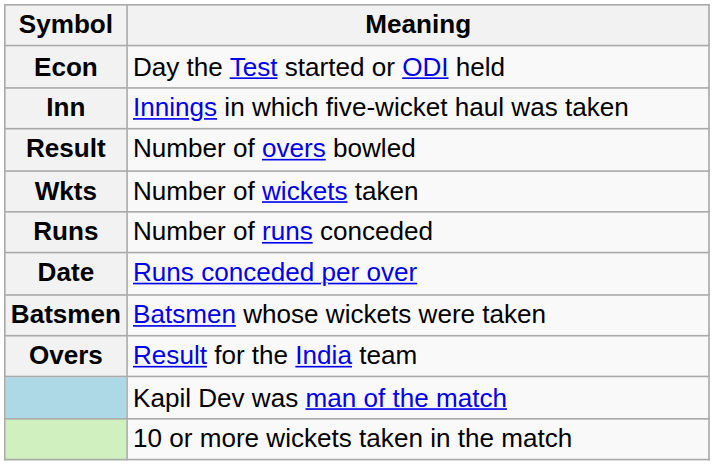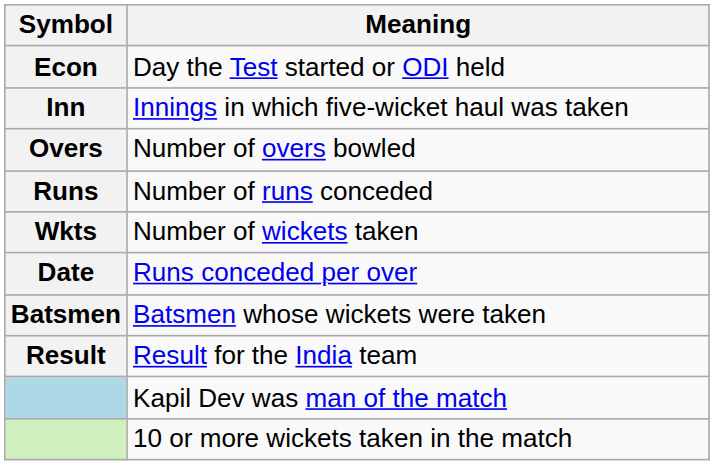(66, 149) Result -> (66, 149) Overs
rows swapped: (283, 231) <-> (276, 190)
(66, 356) Overs -> (66, 356) Result
